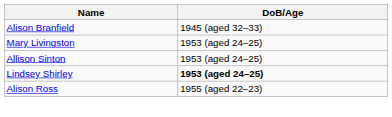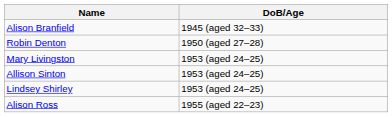+ row: (36, 43)
(222, 74) bold -> (222, 89) normal
